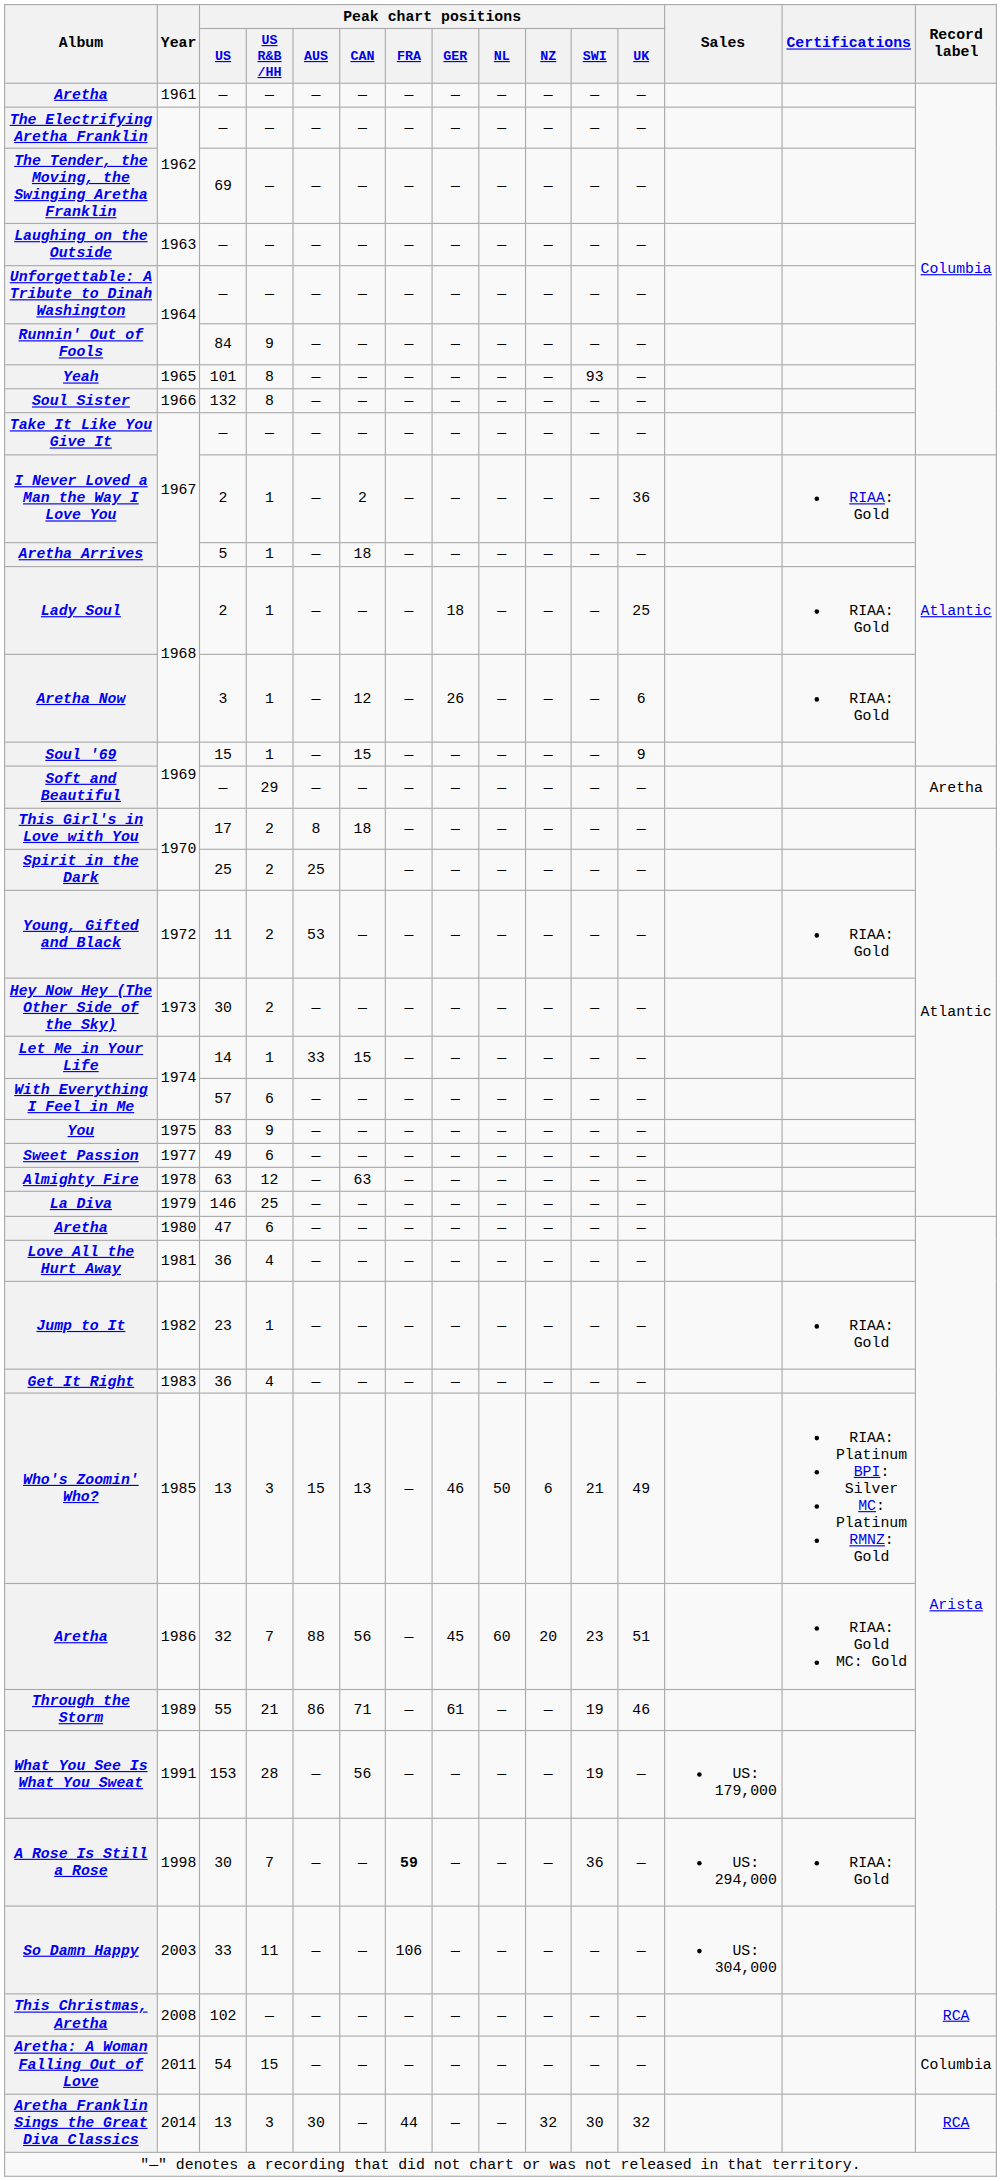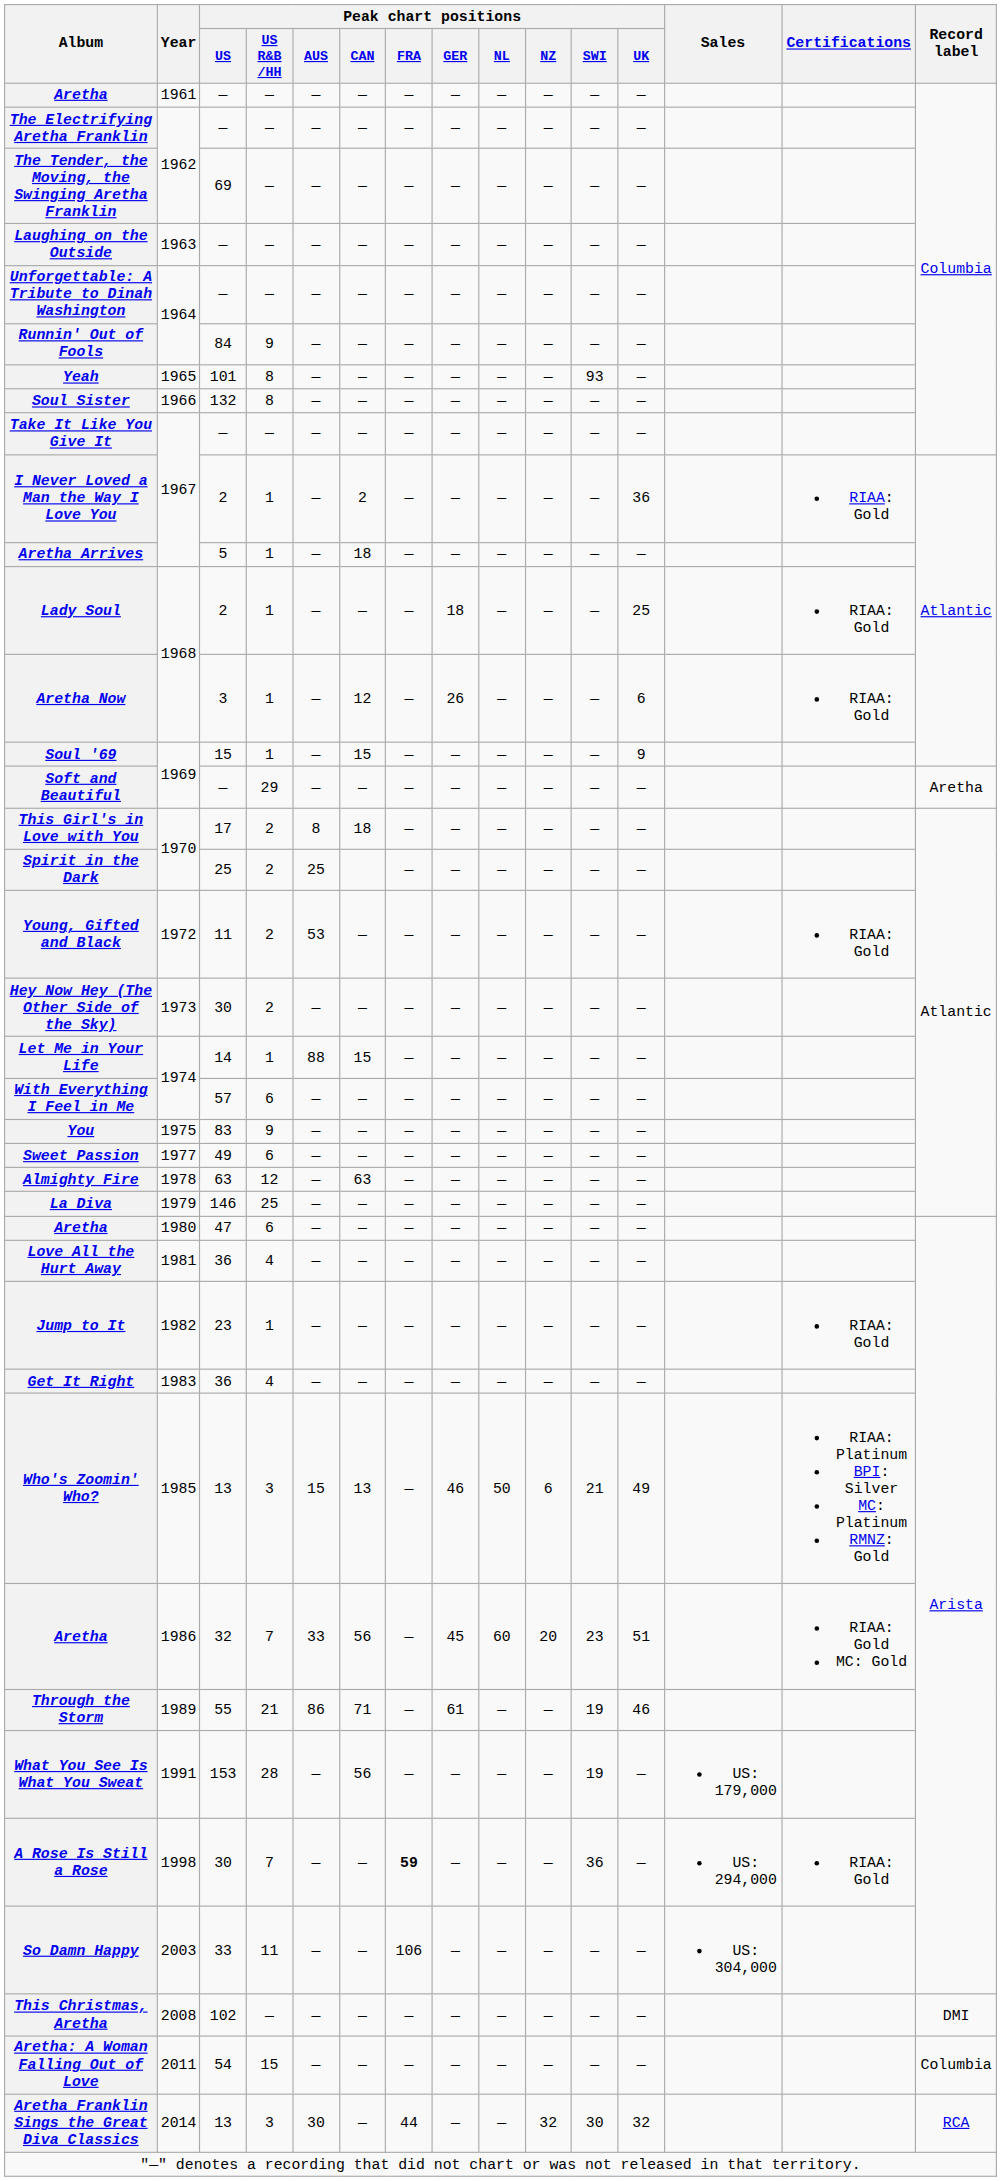(316, 1057) 33 -> (316, 1057) 88
(316, 1637) 88 -> (316, 1637) 33
(956, 2015) RCA -> (956, 2015) DMI
